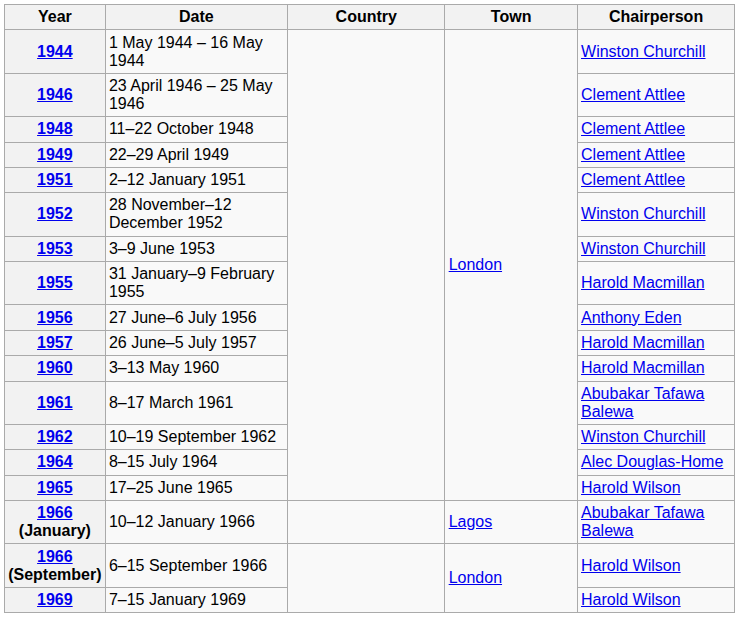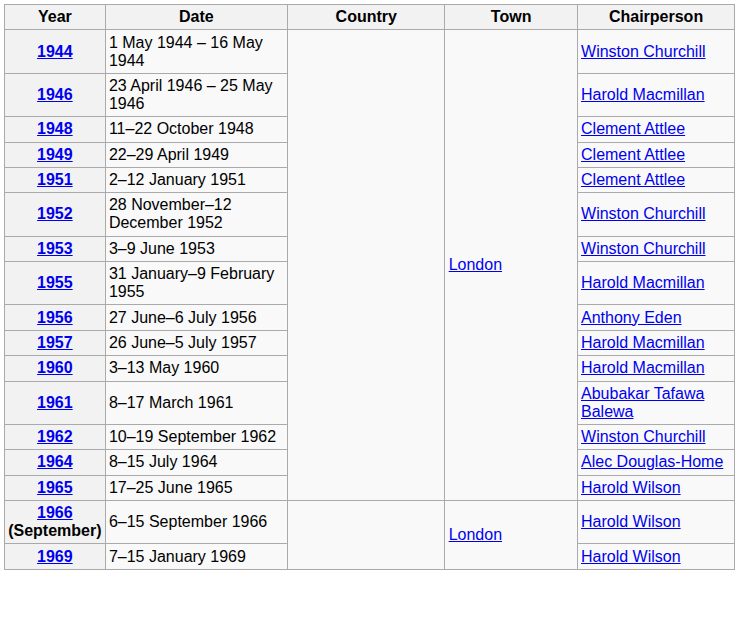(633, 94) Clement Attlee -> (643, 94) Harold Macmillan
- row: (55, 522)
